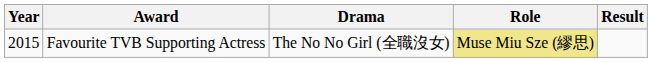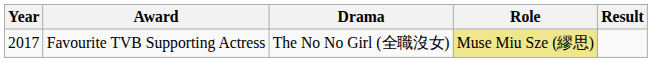(24, 43) 2015 -> (24, 43) 2017
